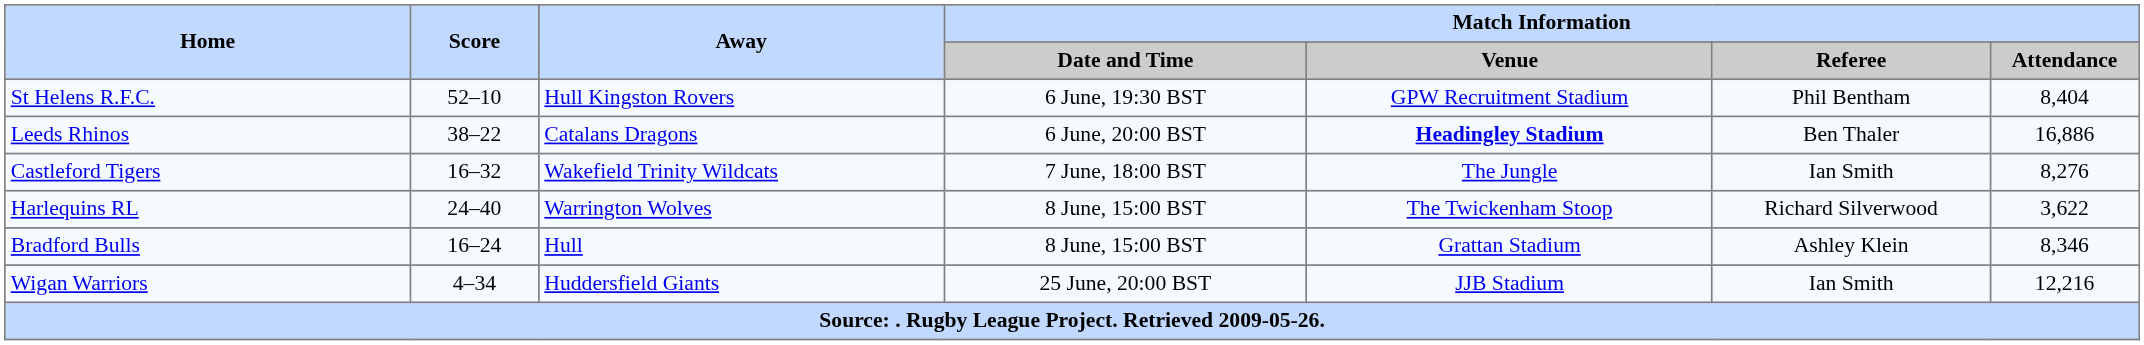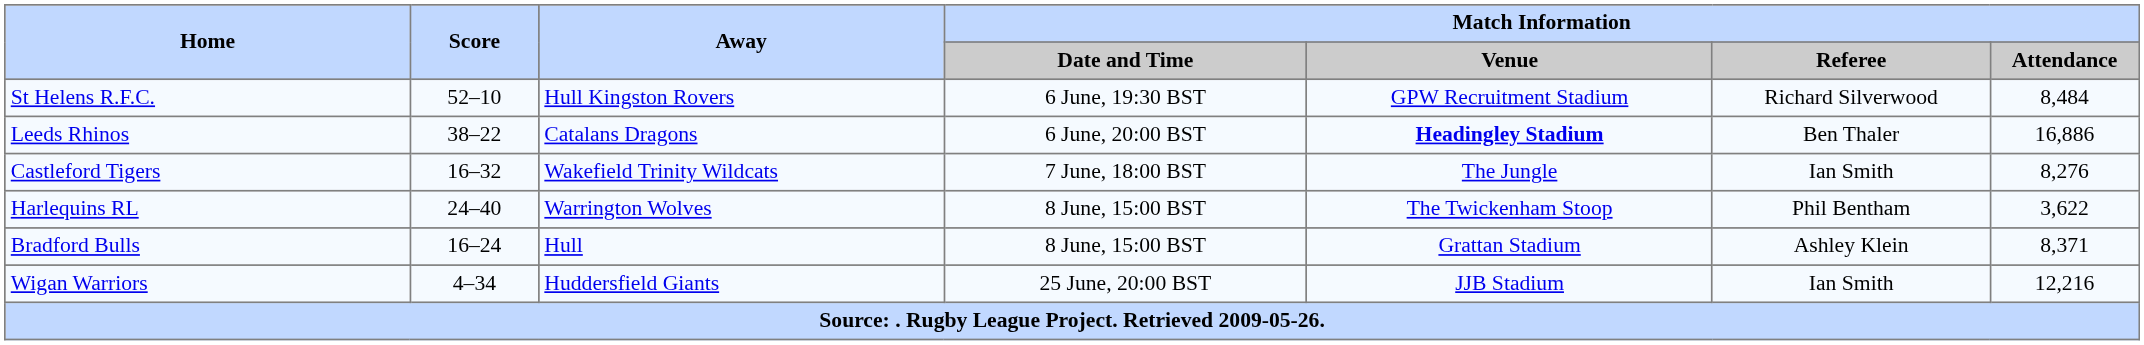(1851, 97) Phil Bentham -> (1851, 97) Richard Silverwood
(2065, 97) 8,404 -> (2065, 97) 8,484
(1851, 208) Richard Silverwood -> (1851, 208) Phil Bentham
(2065, 246) 8,346 -> (2065, 246) 8,371
